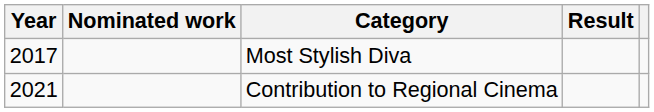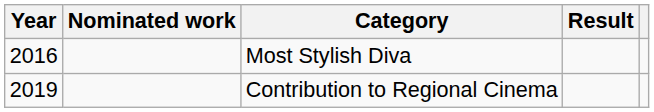(34, 55) 2017 -> (34, 55) 2016
(34, 90) 2021 -> (34, 90) 2019
